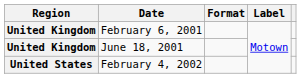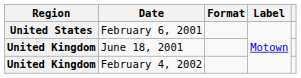(51, 30) United Kingdom -> (51, 30) United States
(51, 64) United States -> (51, 64) United Kingdom
